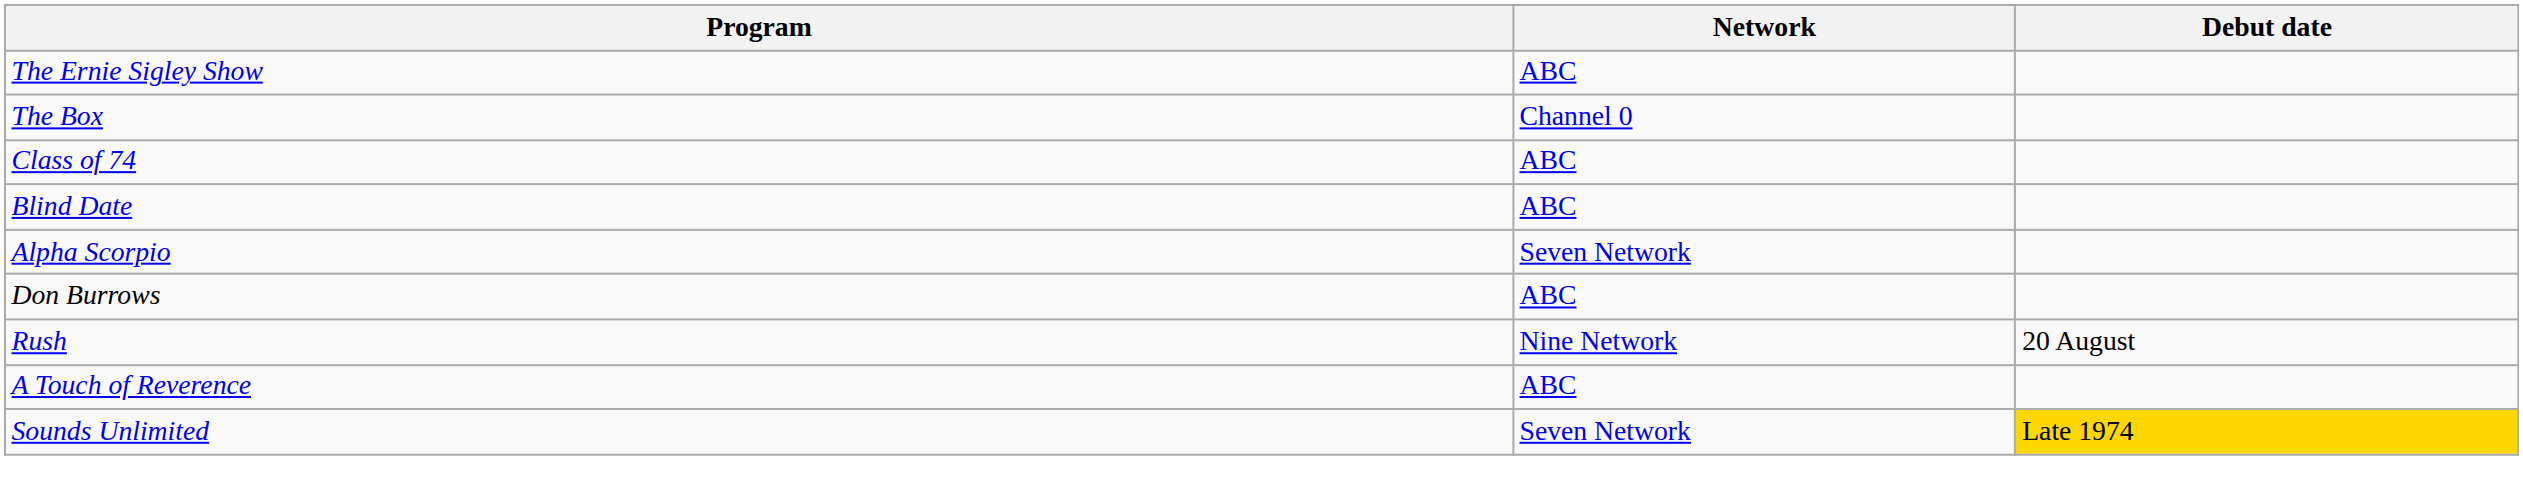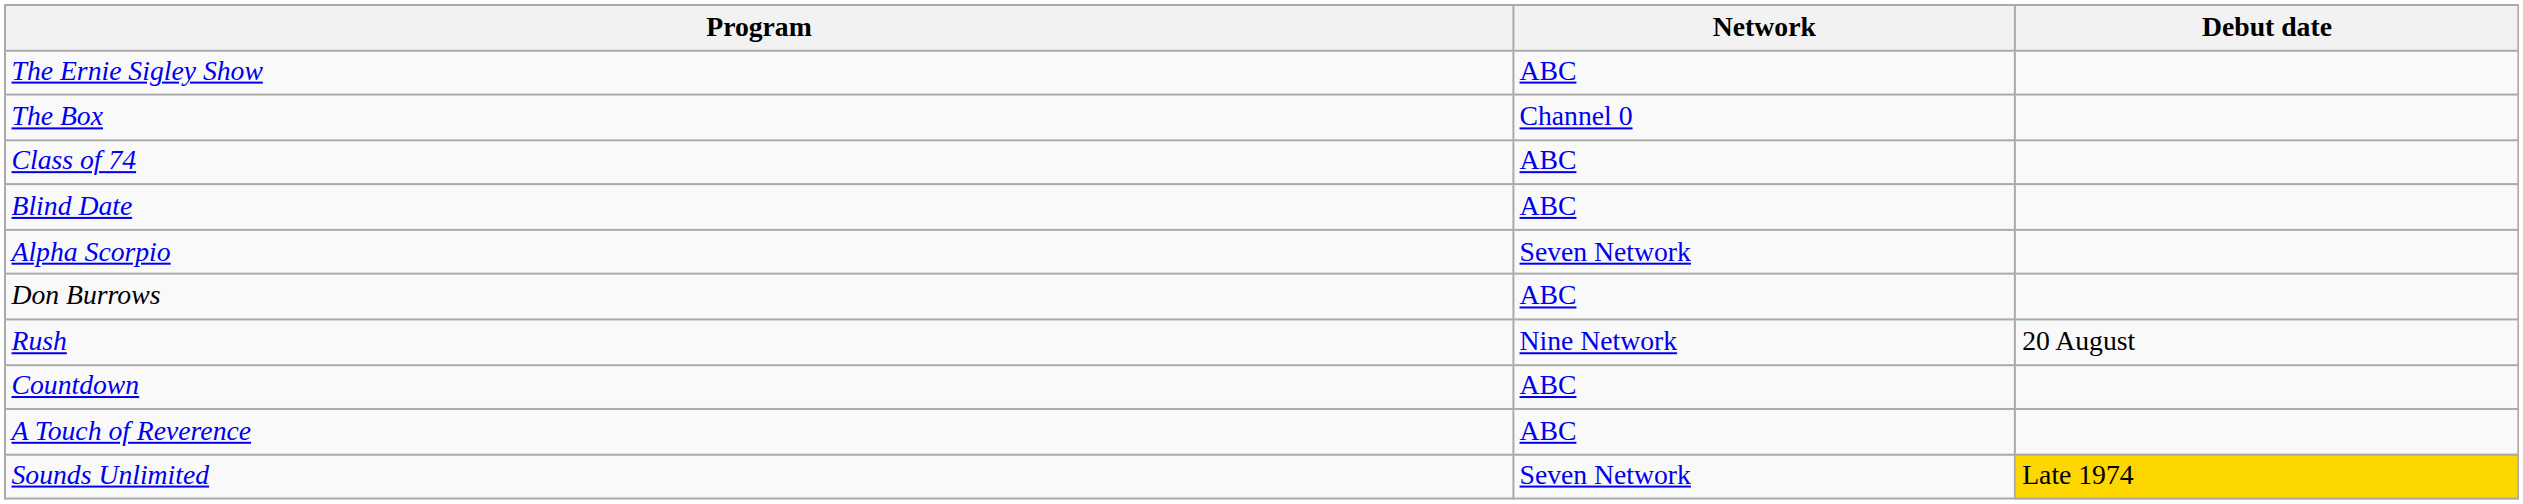+ row: (75, 386)
